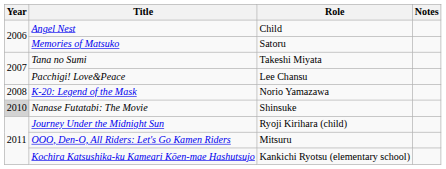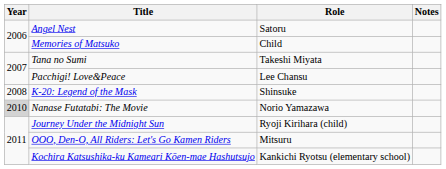(271, 28) Child -> (273, 28) Satoru
(273, 44) Satoru -> (271, 44) Child
(294, 92) Norio Yamazawa -> (278, 92) Shinsuke
(278, 108) Shinsuke -> (294, 108) Norio Yamazawa
